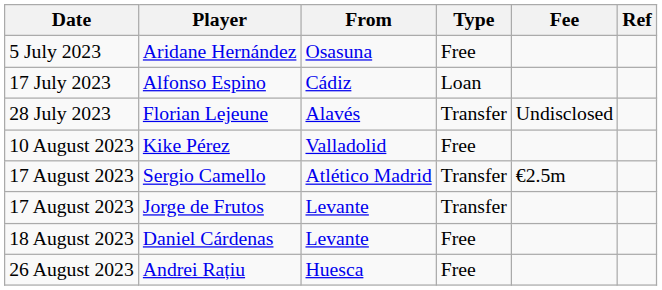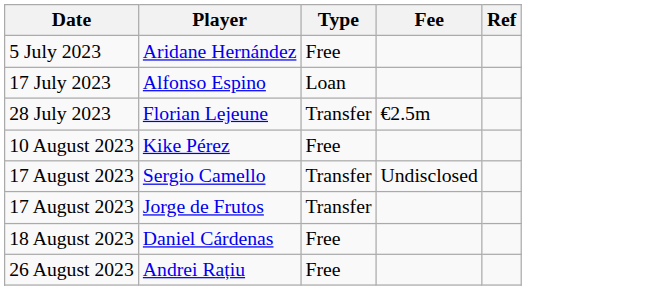- column: (369, 20)
(564, 113) Undisclosed -> (405, 113) €2.5m
(541, 176) €2.5m -> (429, 176) Undisclosed
